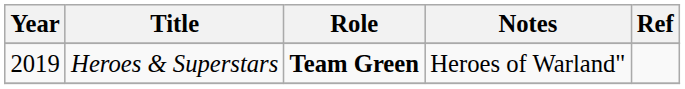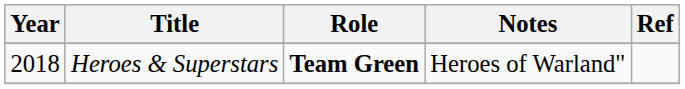(35, 63) 2019 -> (35, 63) 2018
